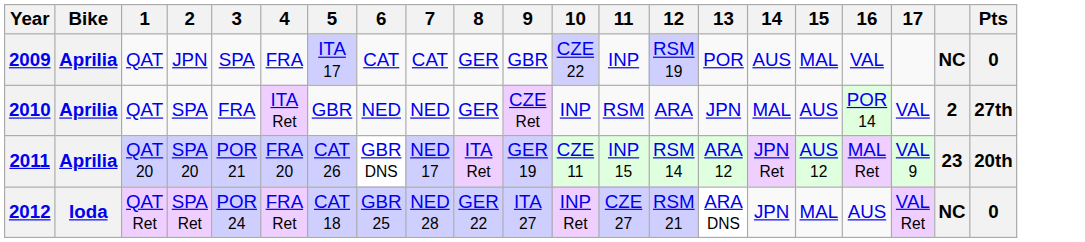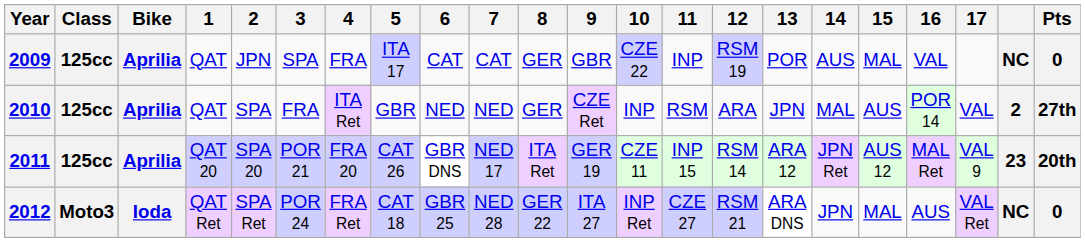+ column: (87, 19)
